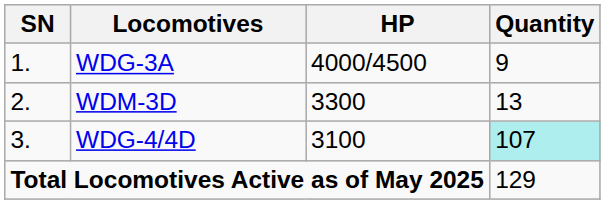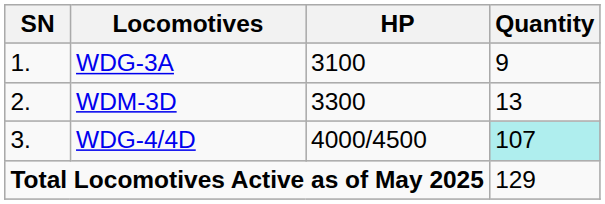(369, 62) 4000/4500 -> (338, 62) 3100
(338, 140) 3100 -> (369, 140) 4000/4500
